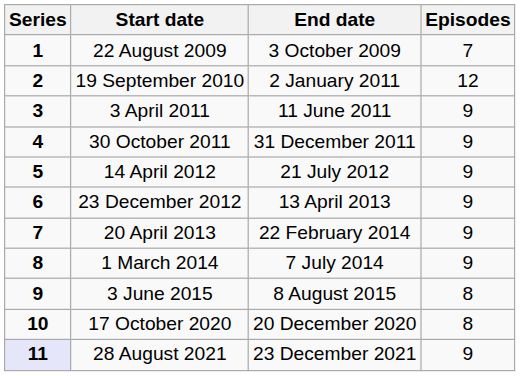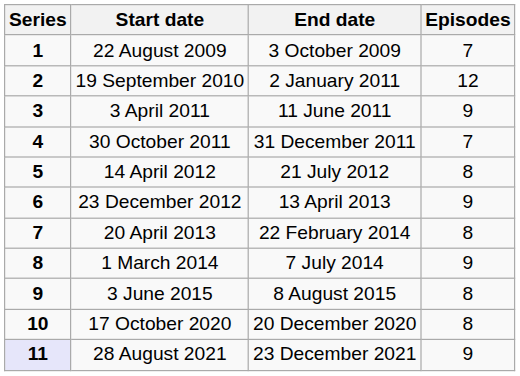(468, 141) 9 -> (468, 141) 7
(468, 171) 9 -> (468, 171) 8
(468, 232) 9 -> (468, 232) 8
